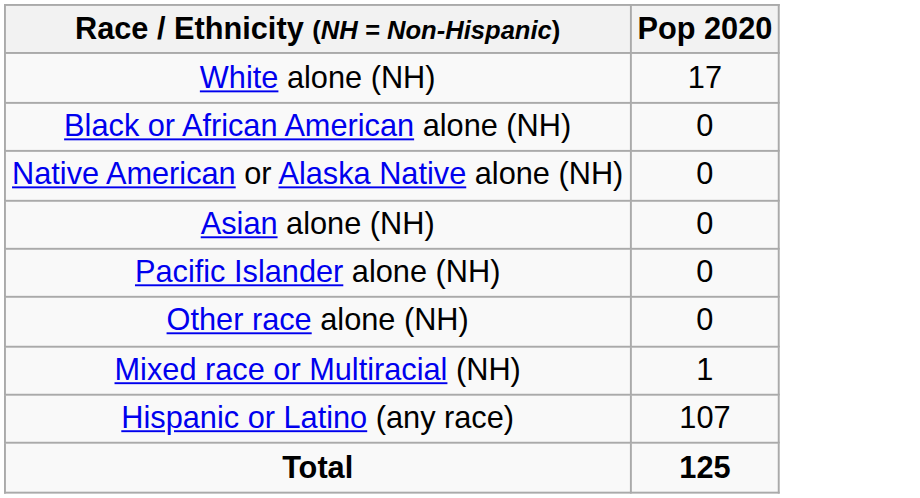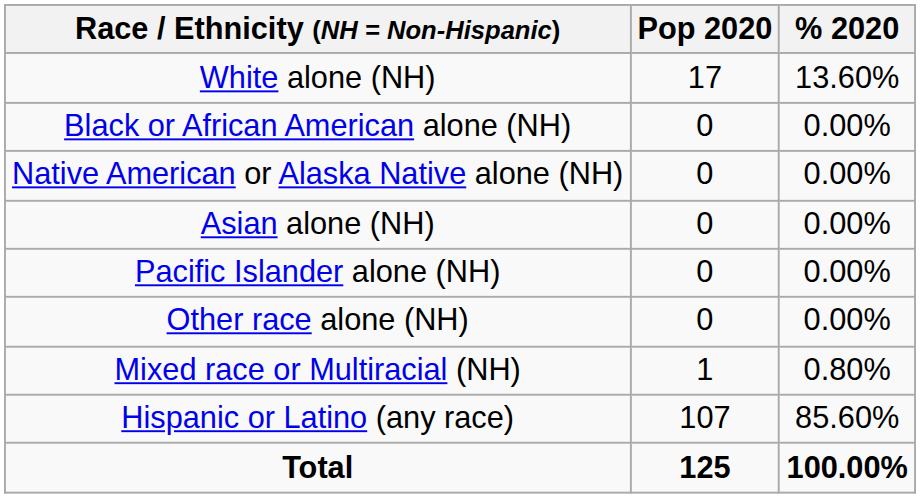+ column: (847, 28)
